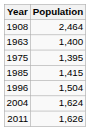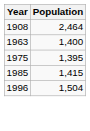- row: (17, 103)
- row: (18, 118)
